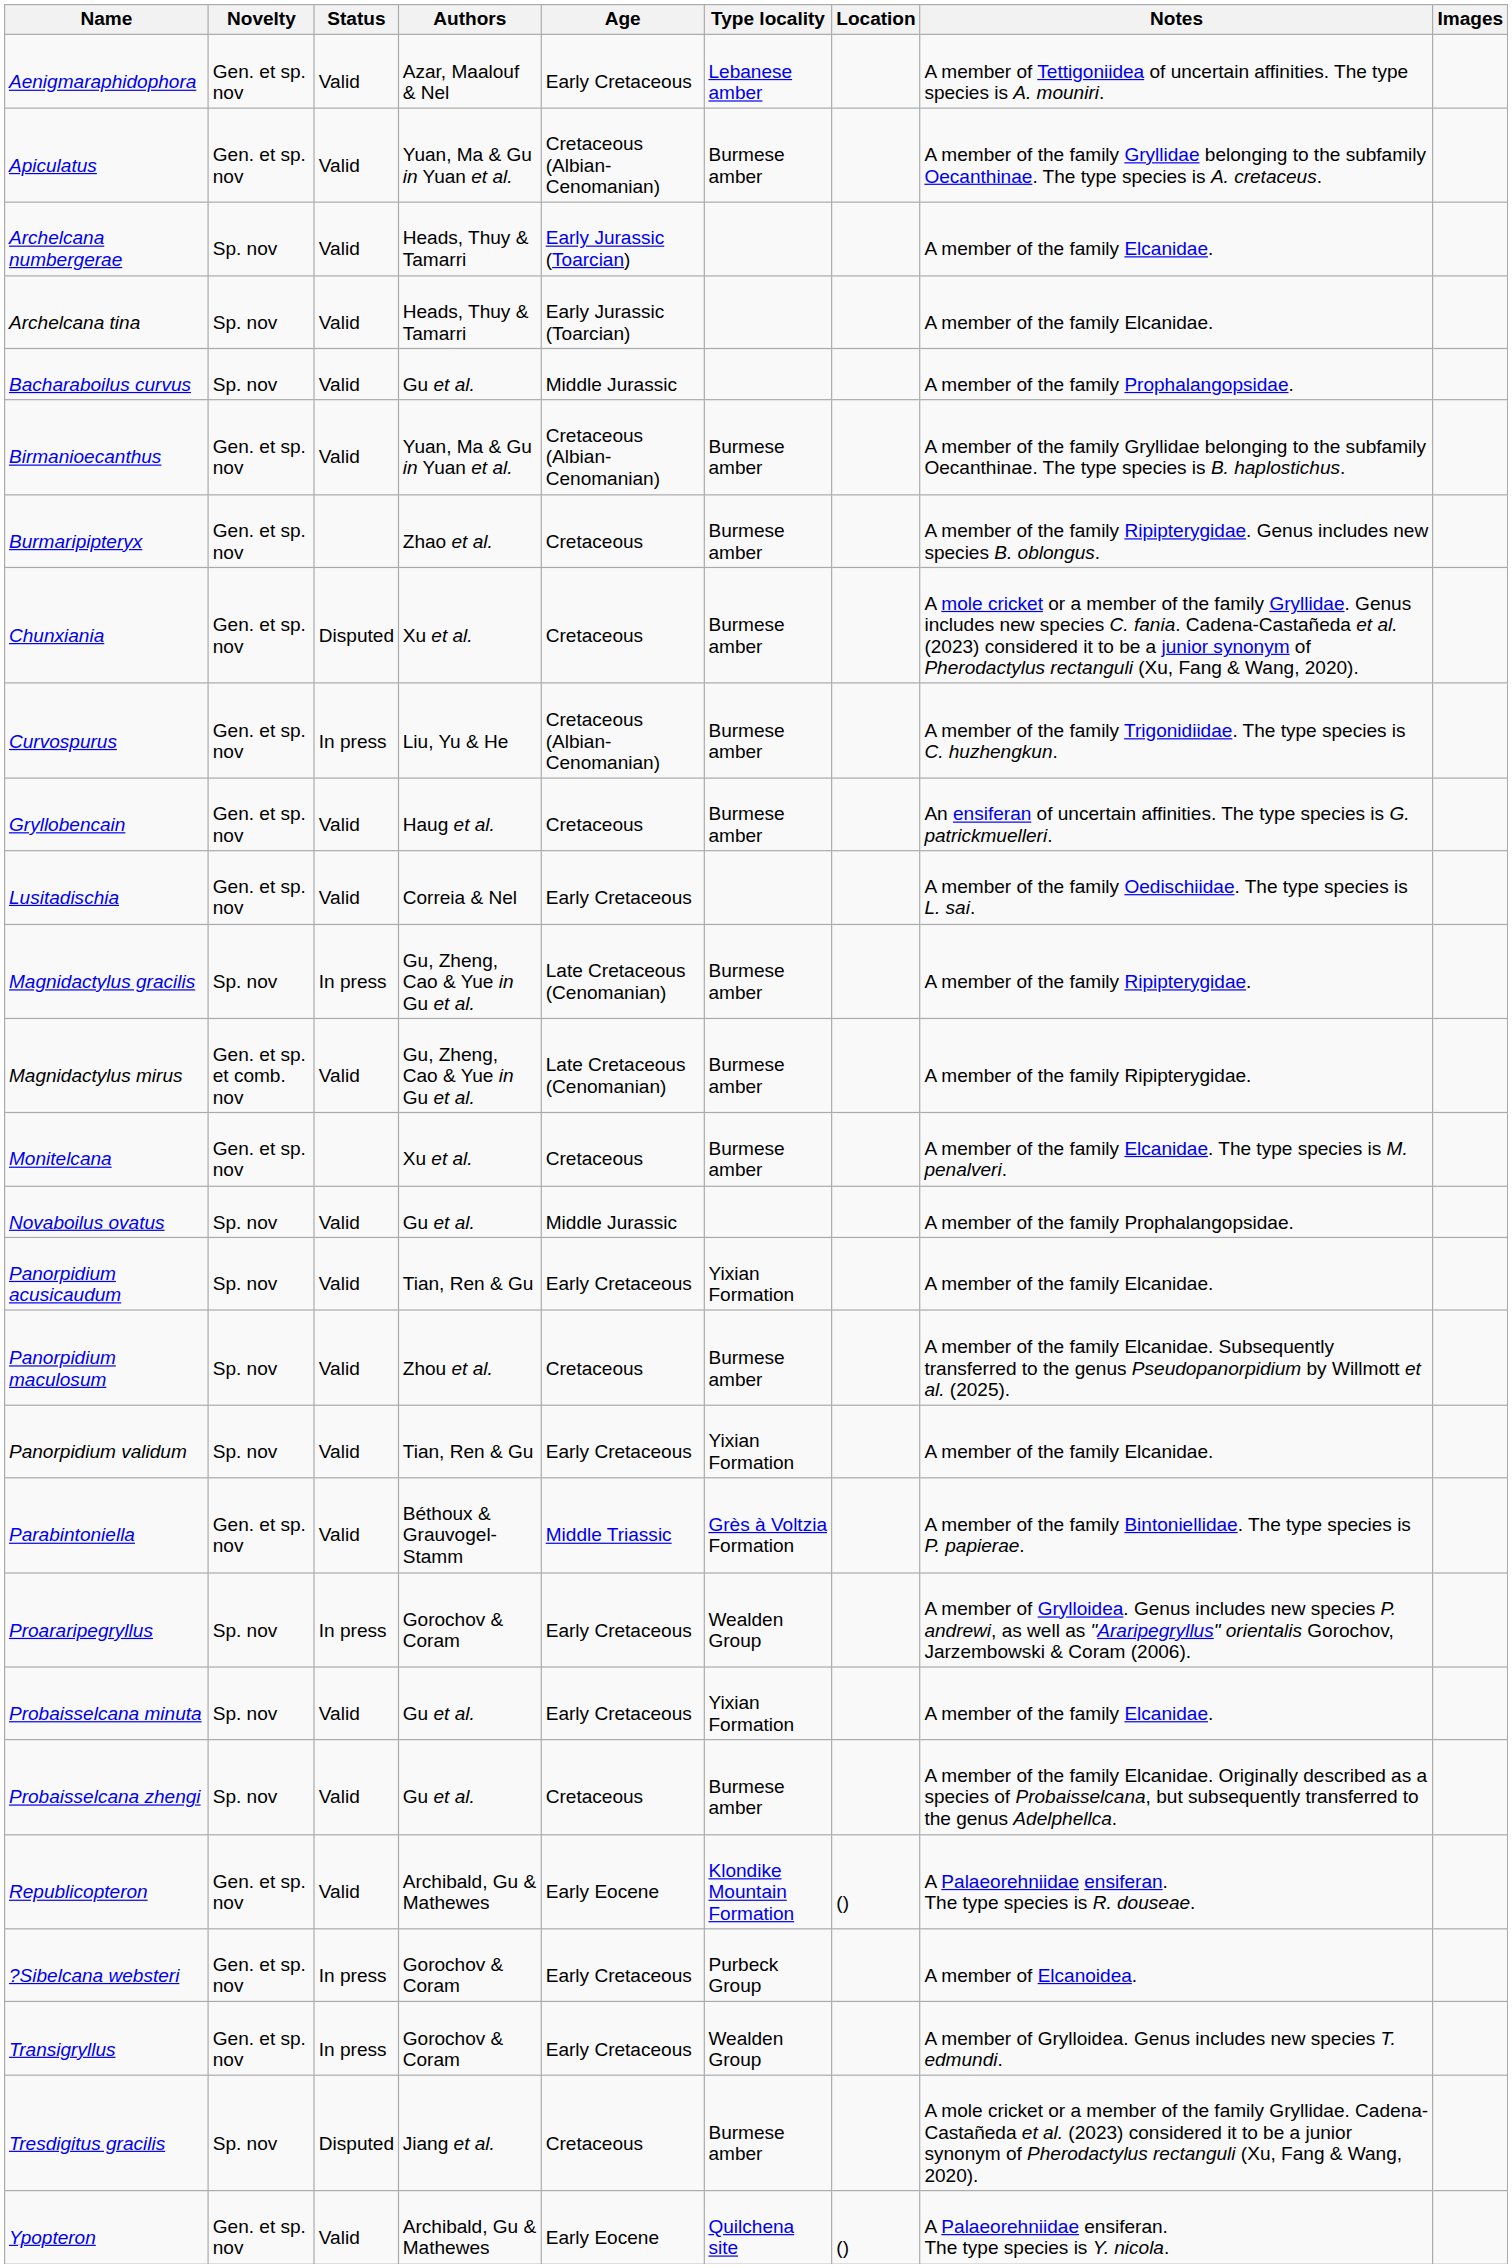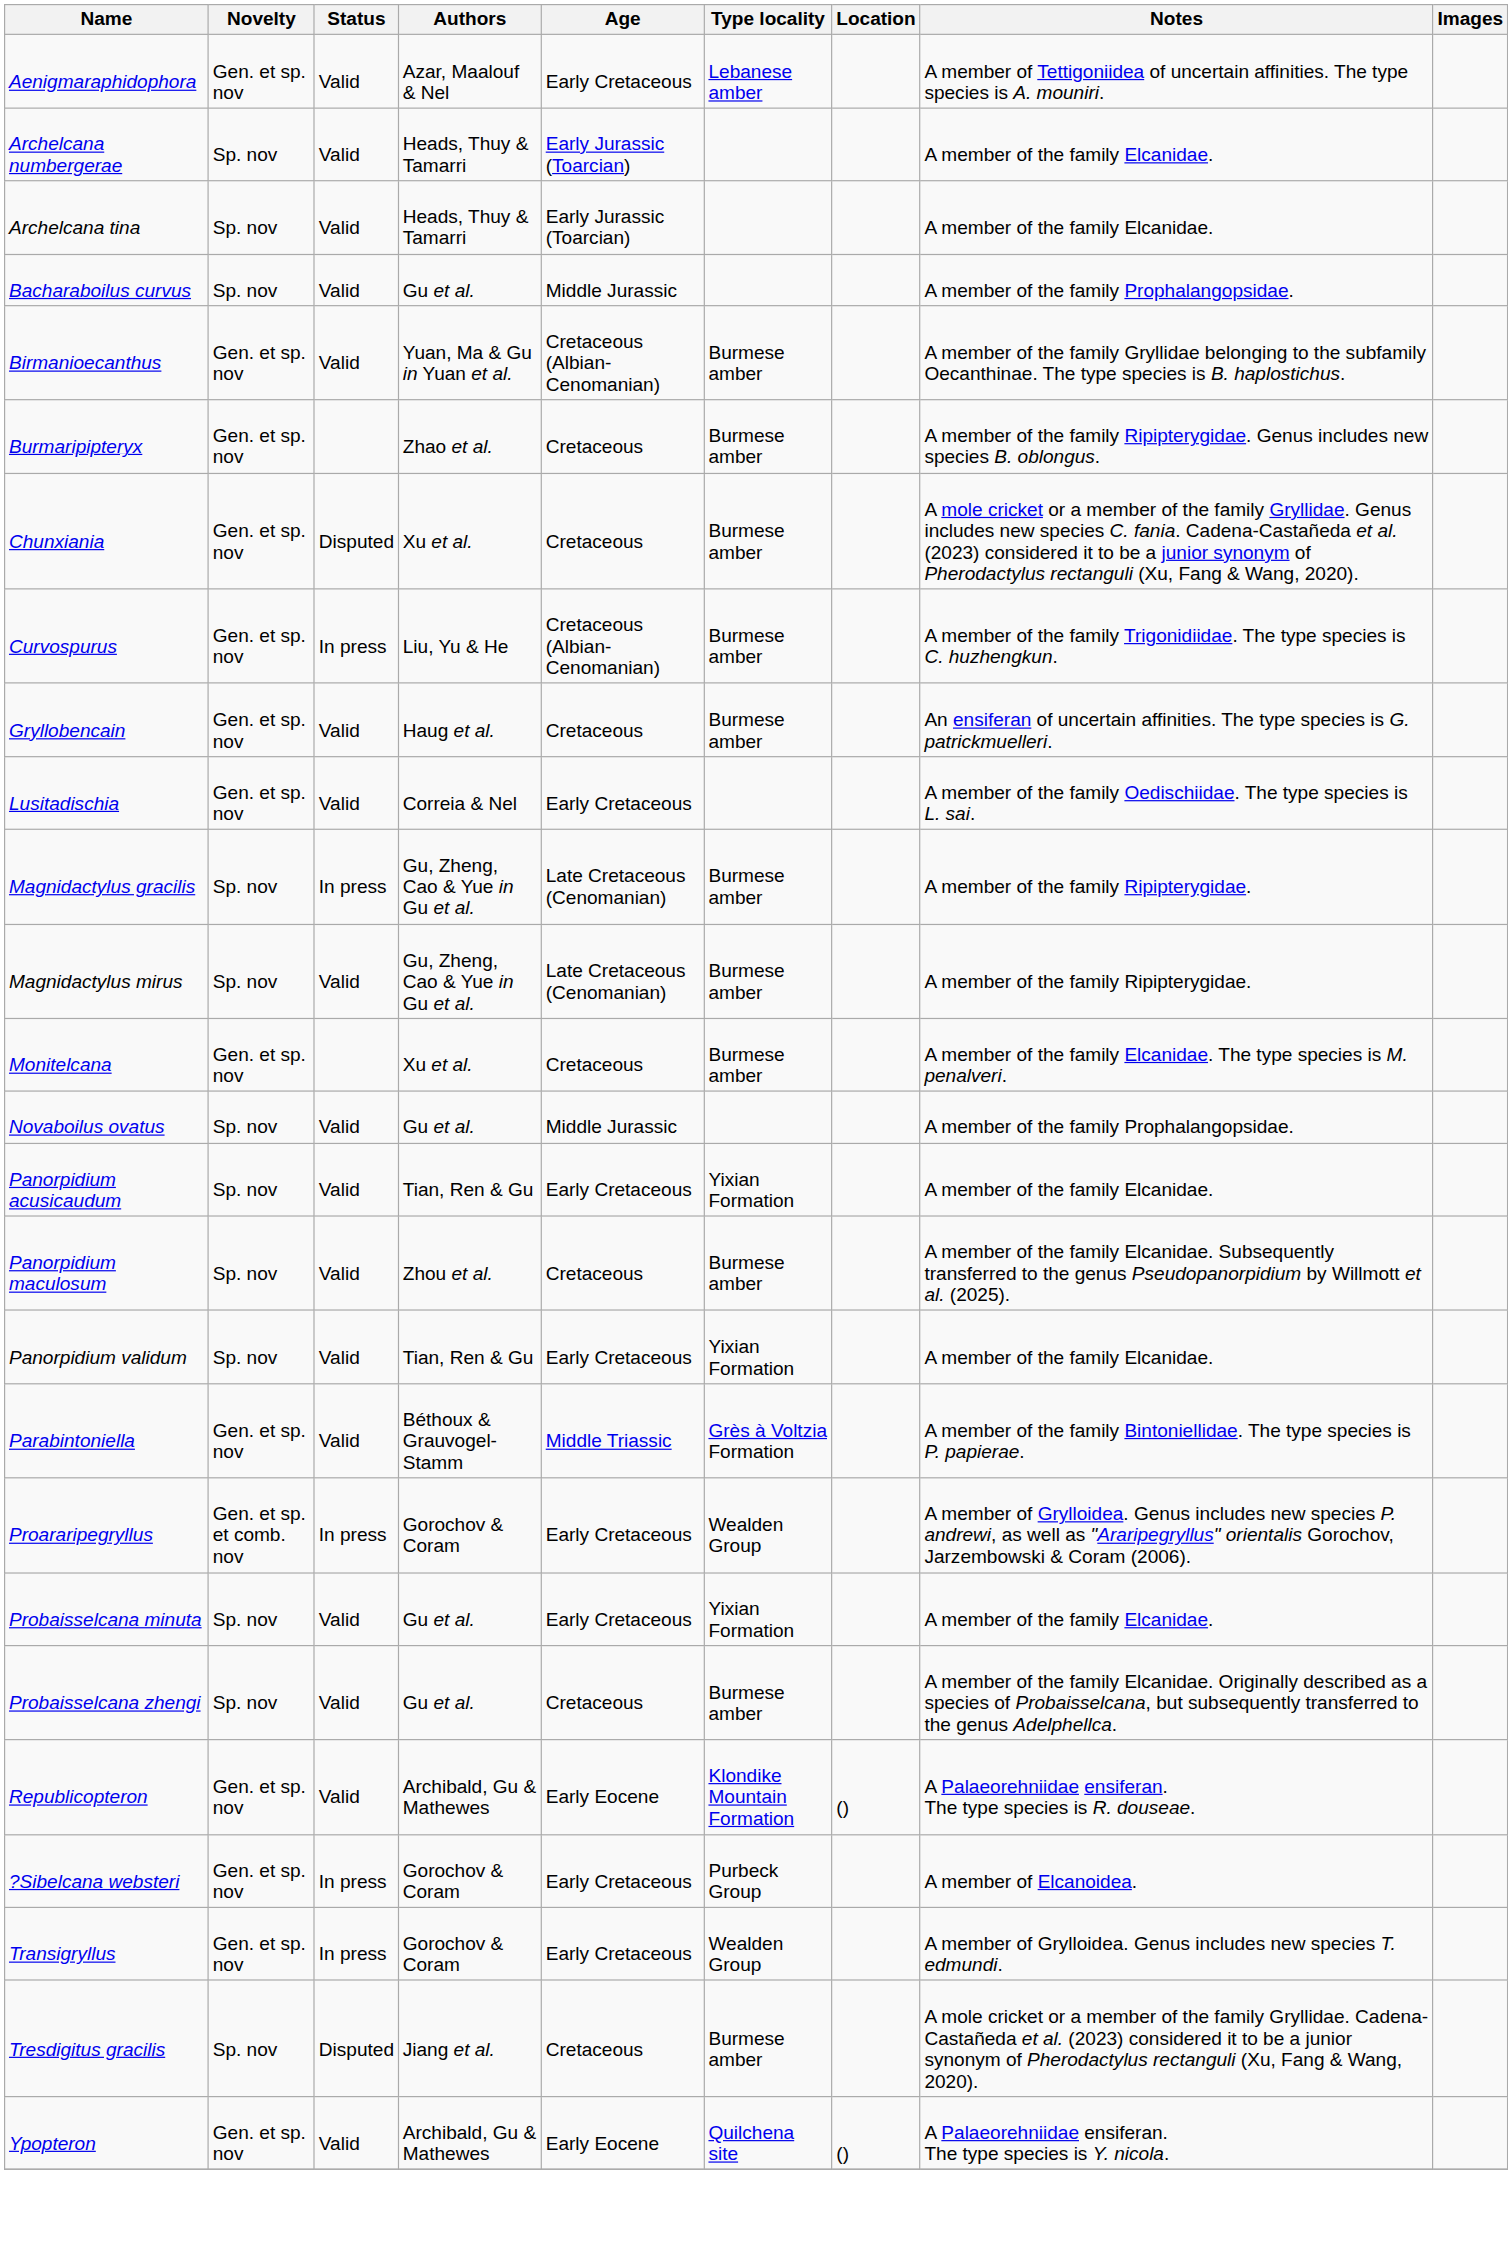- row: (53, 165)
(259, 1076) Gen. et sp. et comb. nov -> (245, 981) Sp. nov
(245, 1630) Sp. nov -> (259, 1535) Gen. et sp. et comb. nov
